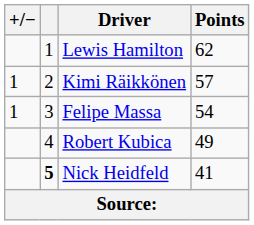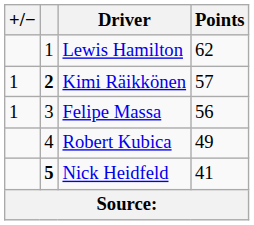(49, 80) normal -> (49, 80) bold
(204, 111) 54 -> (204, 111) 56
